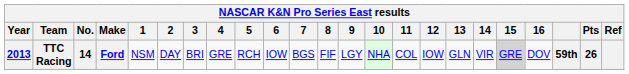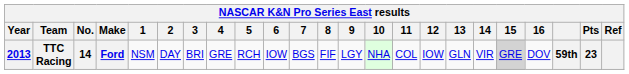(591, 55) 26 -> (591, 55) 23
